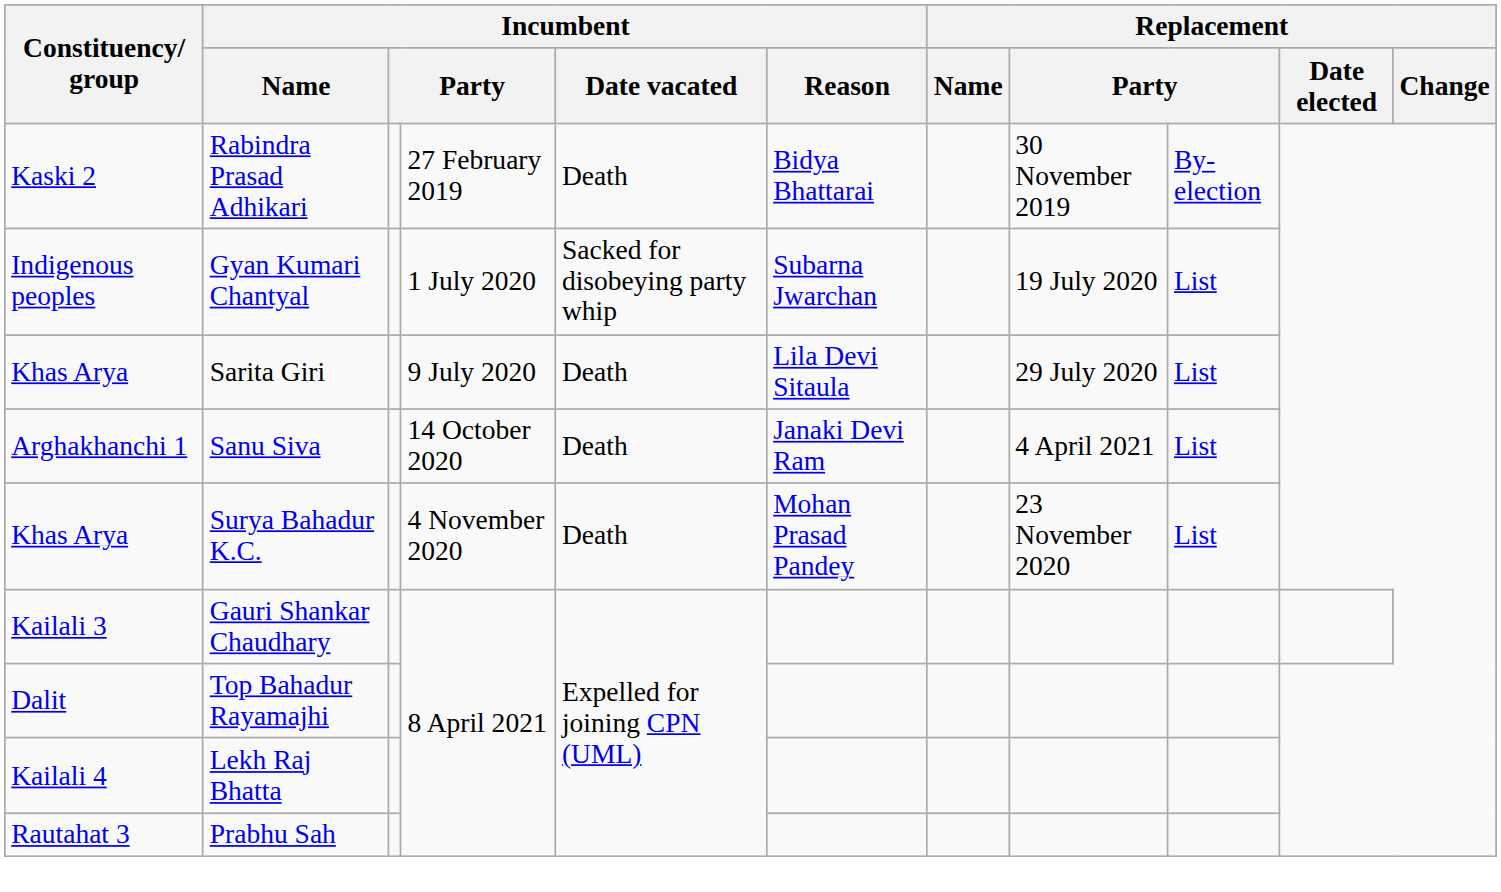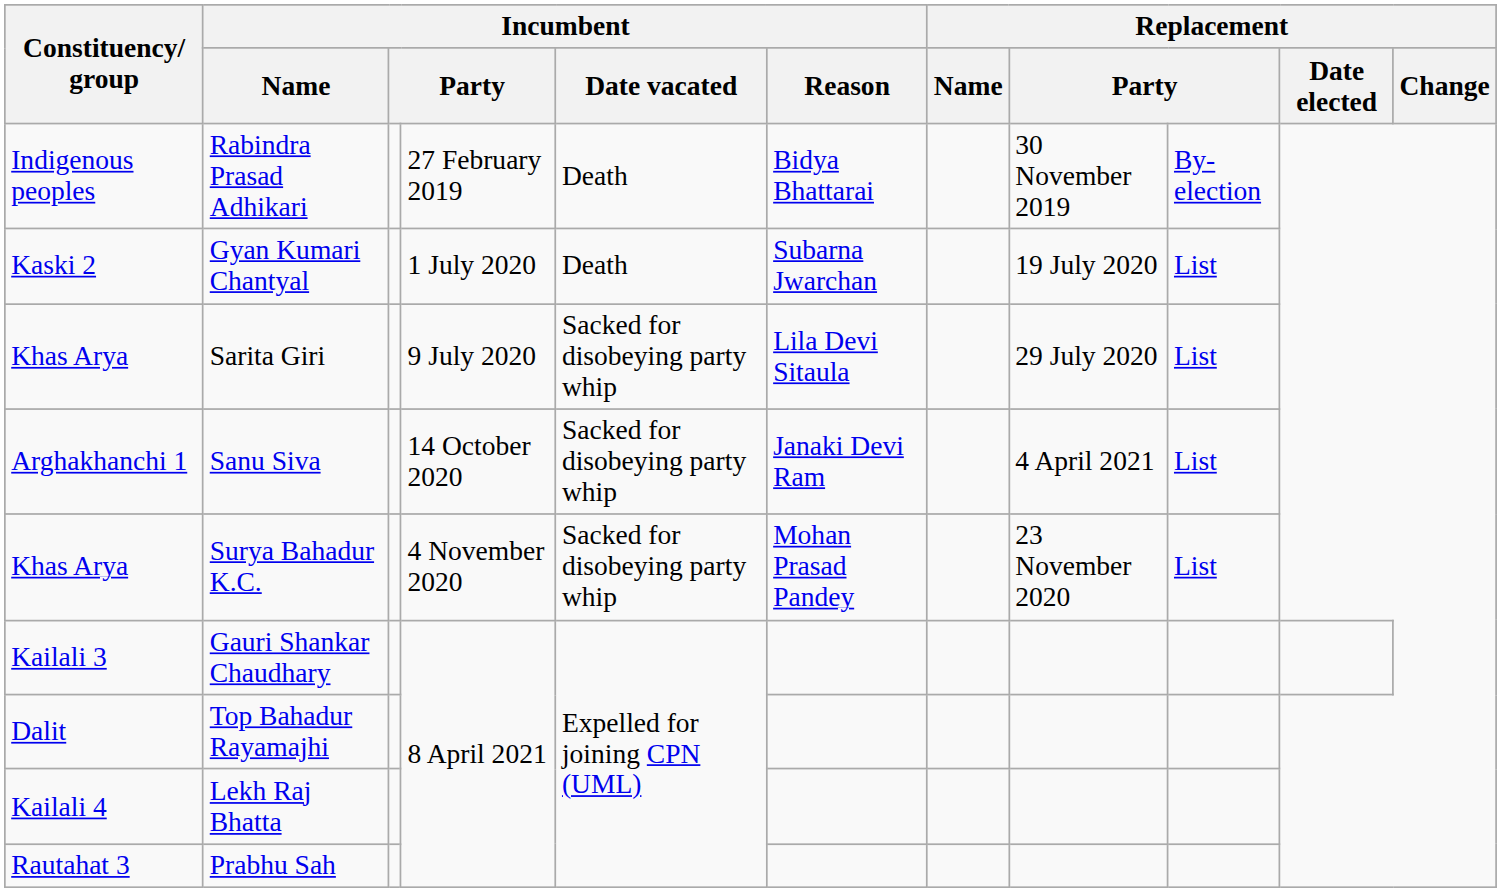(54, 175) Kaski 2 -> (72, 175) Indigenous peoples
(72, 281) Indigenous peoples -> (54, 265) Kaski 2
(654, 281) Sacked for disobeying party whip -> (595, 265) Death
(595, 371) Death -> (654, 355) Sacked for disobeying party whip
(595, 445) Death -> (654, 461) Sacked for disobeying party whip
(595, 535) Death -> (654, 566) Sacked for disobeying party whip
